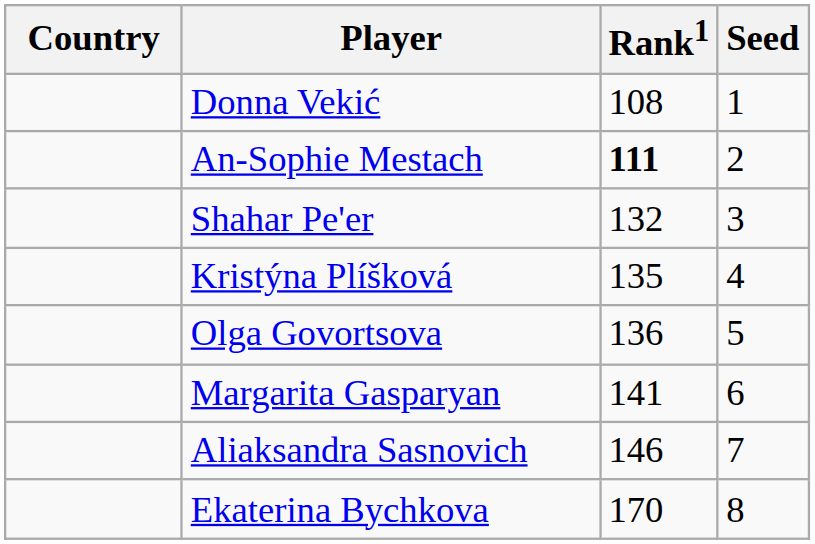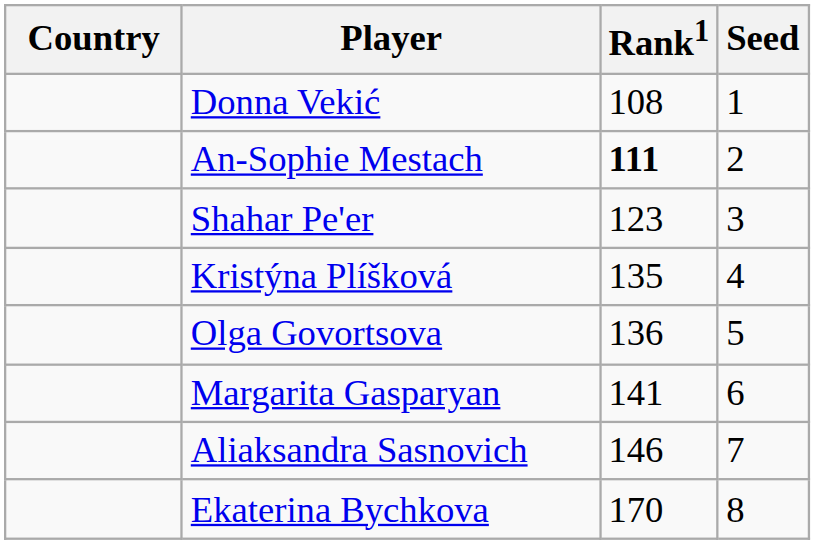(636, 217) 132 -> (636, 217) 123
